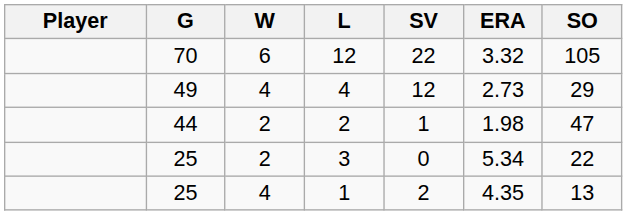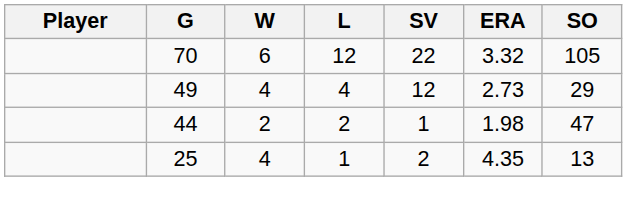- row: (344, 158)
